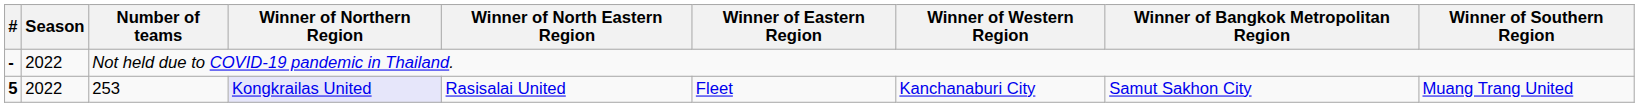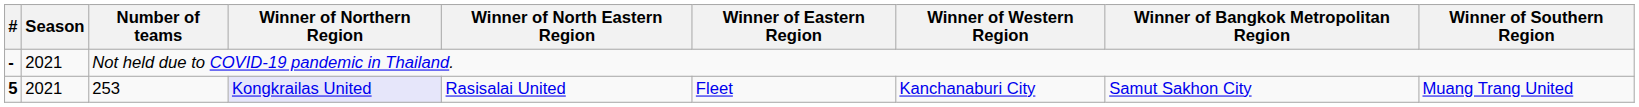(44, 62) 2022 -> (44, 62) 2021
(44, 89) 2022 -> (44, 89) 2021
